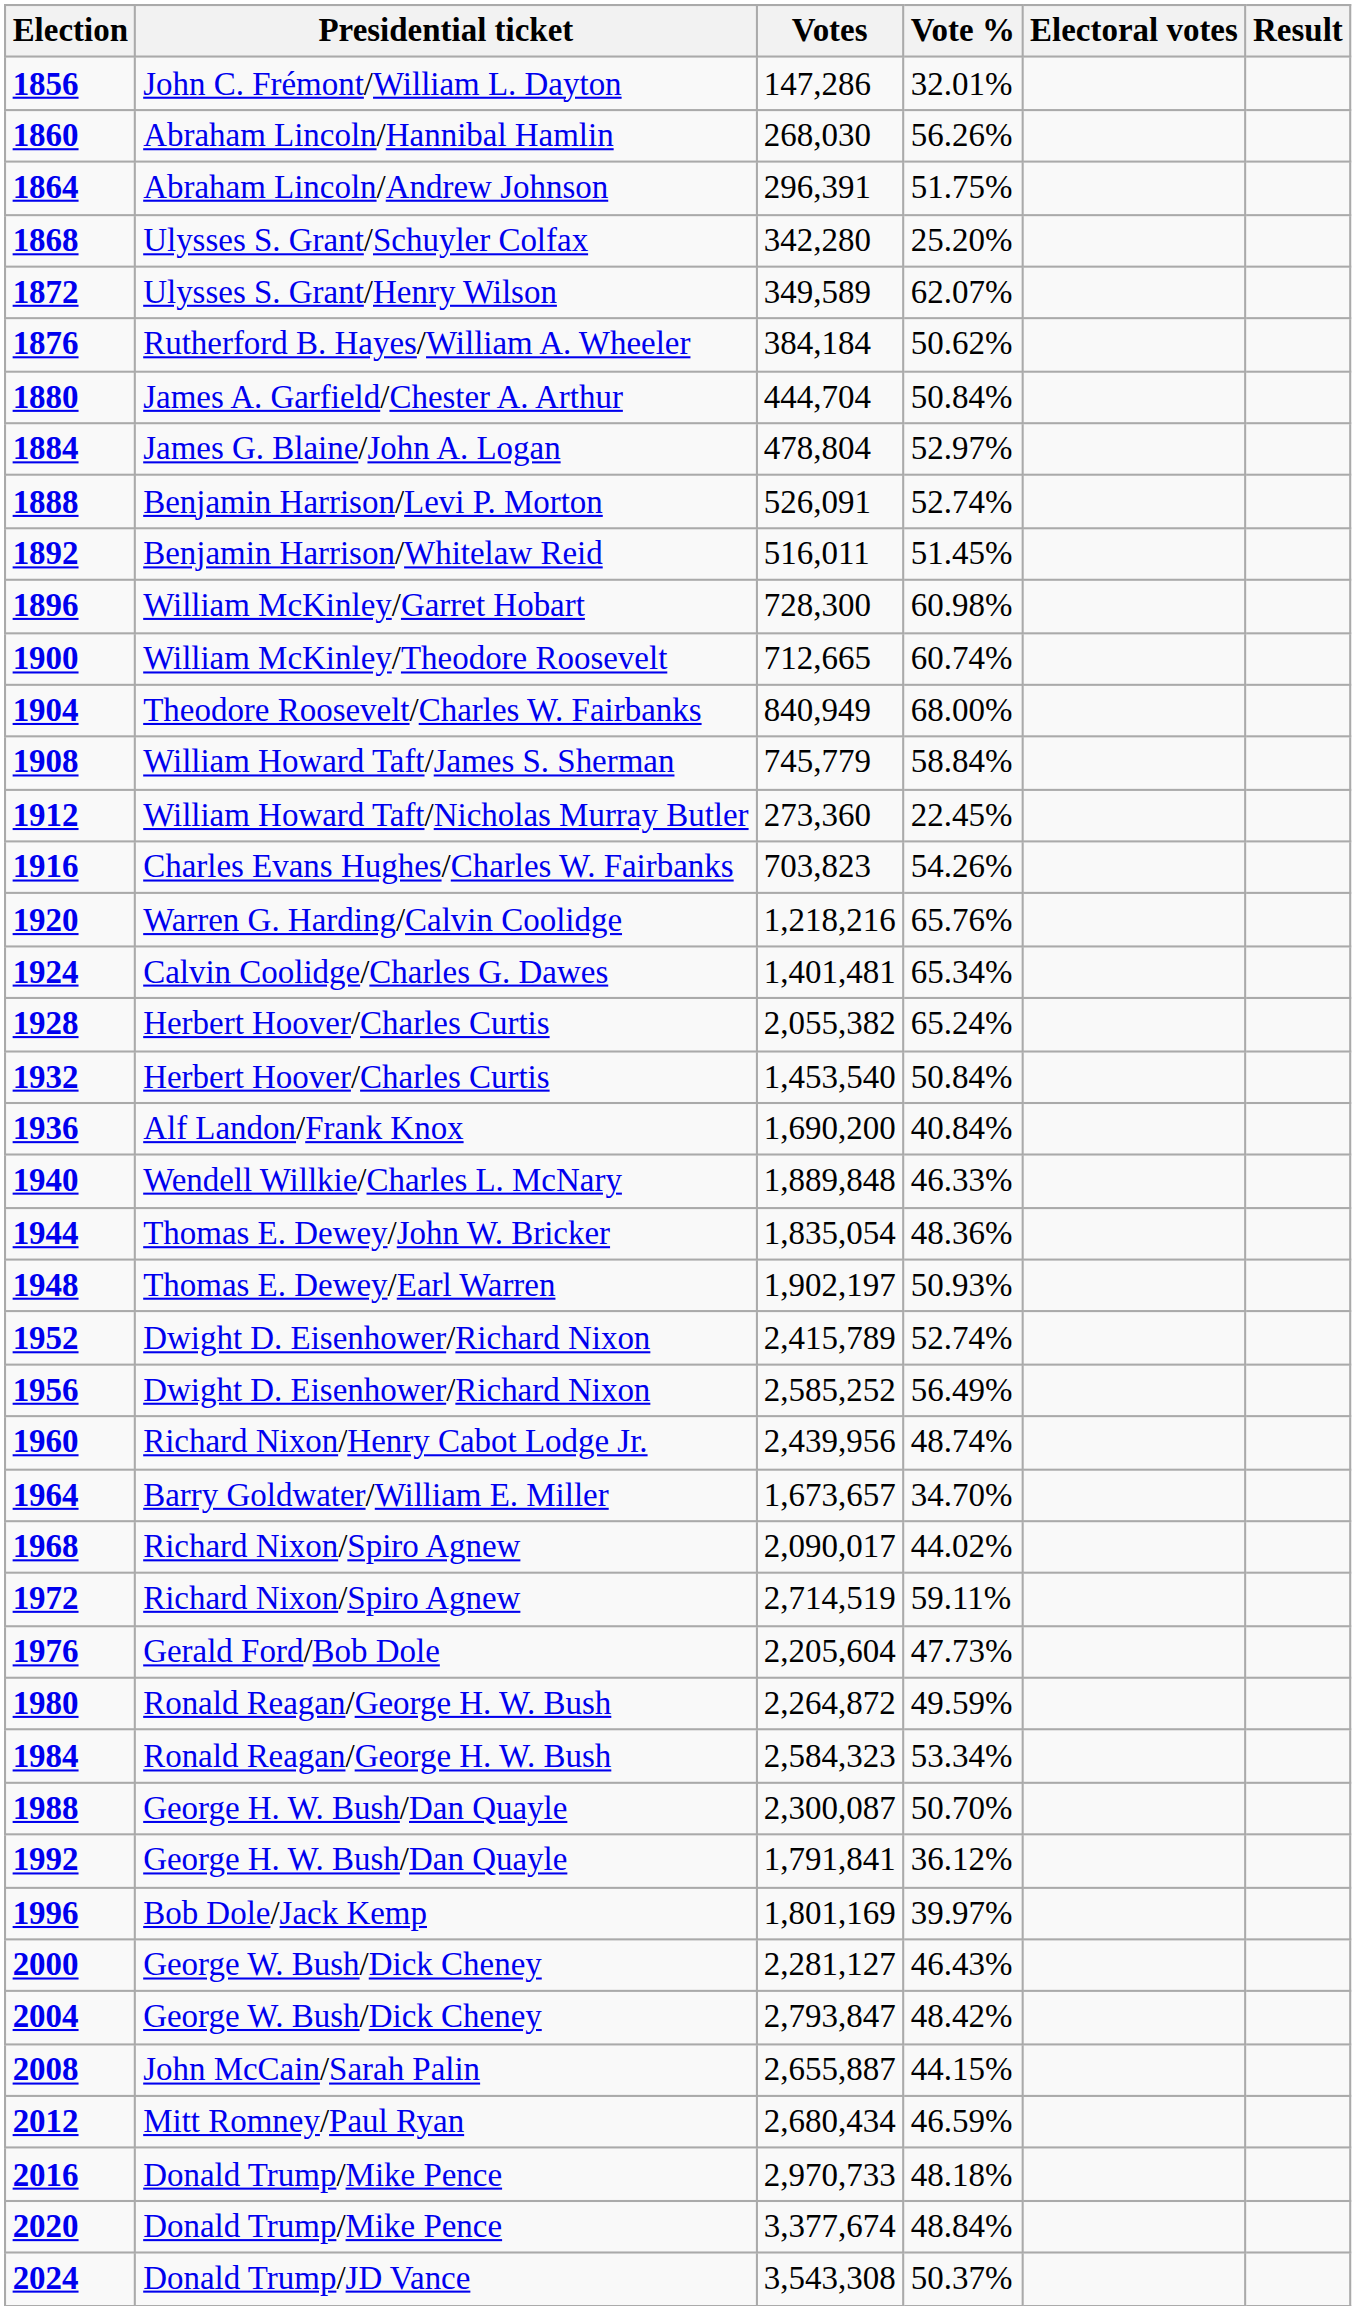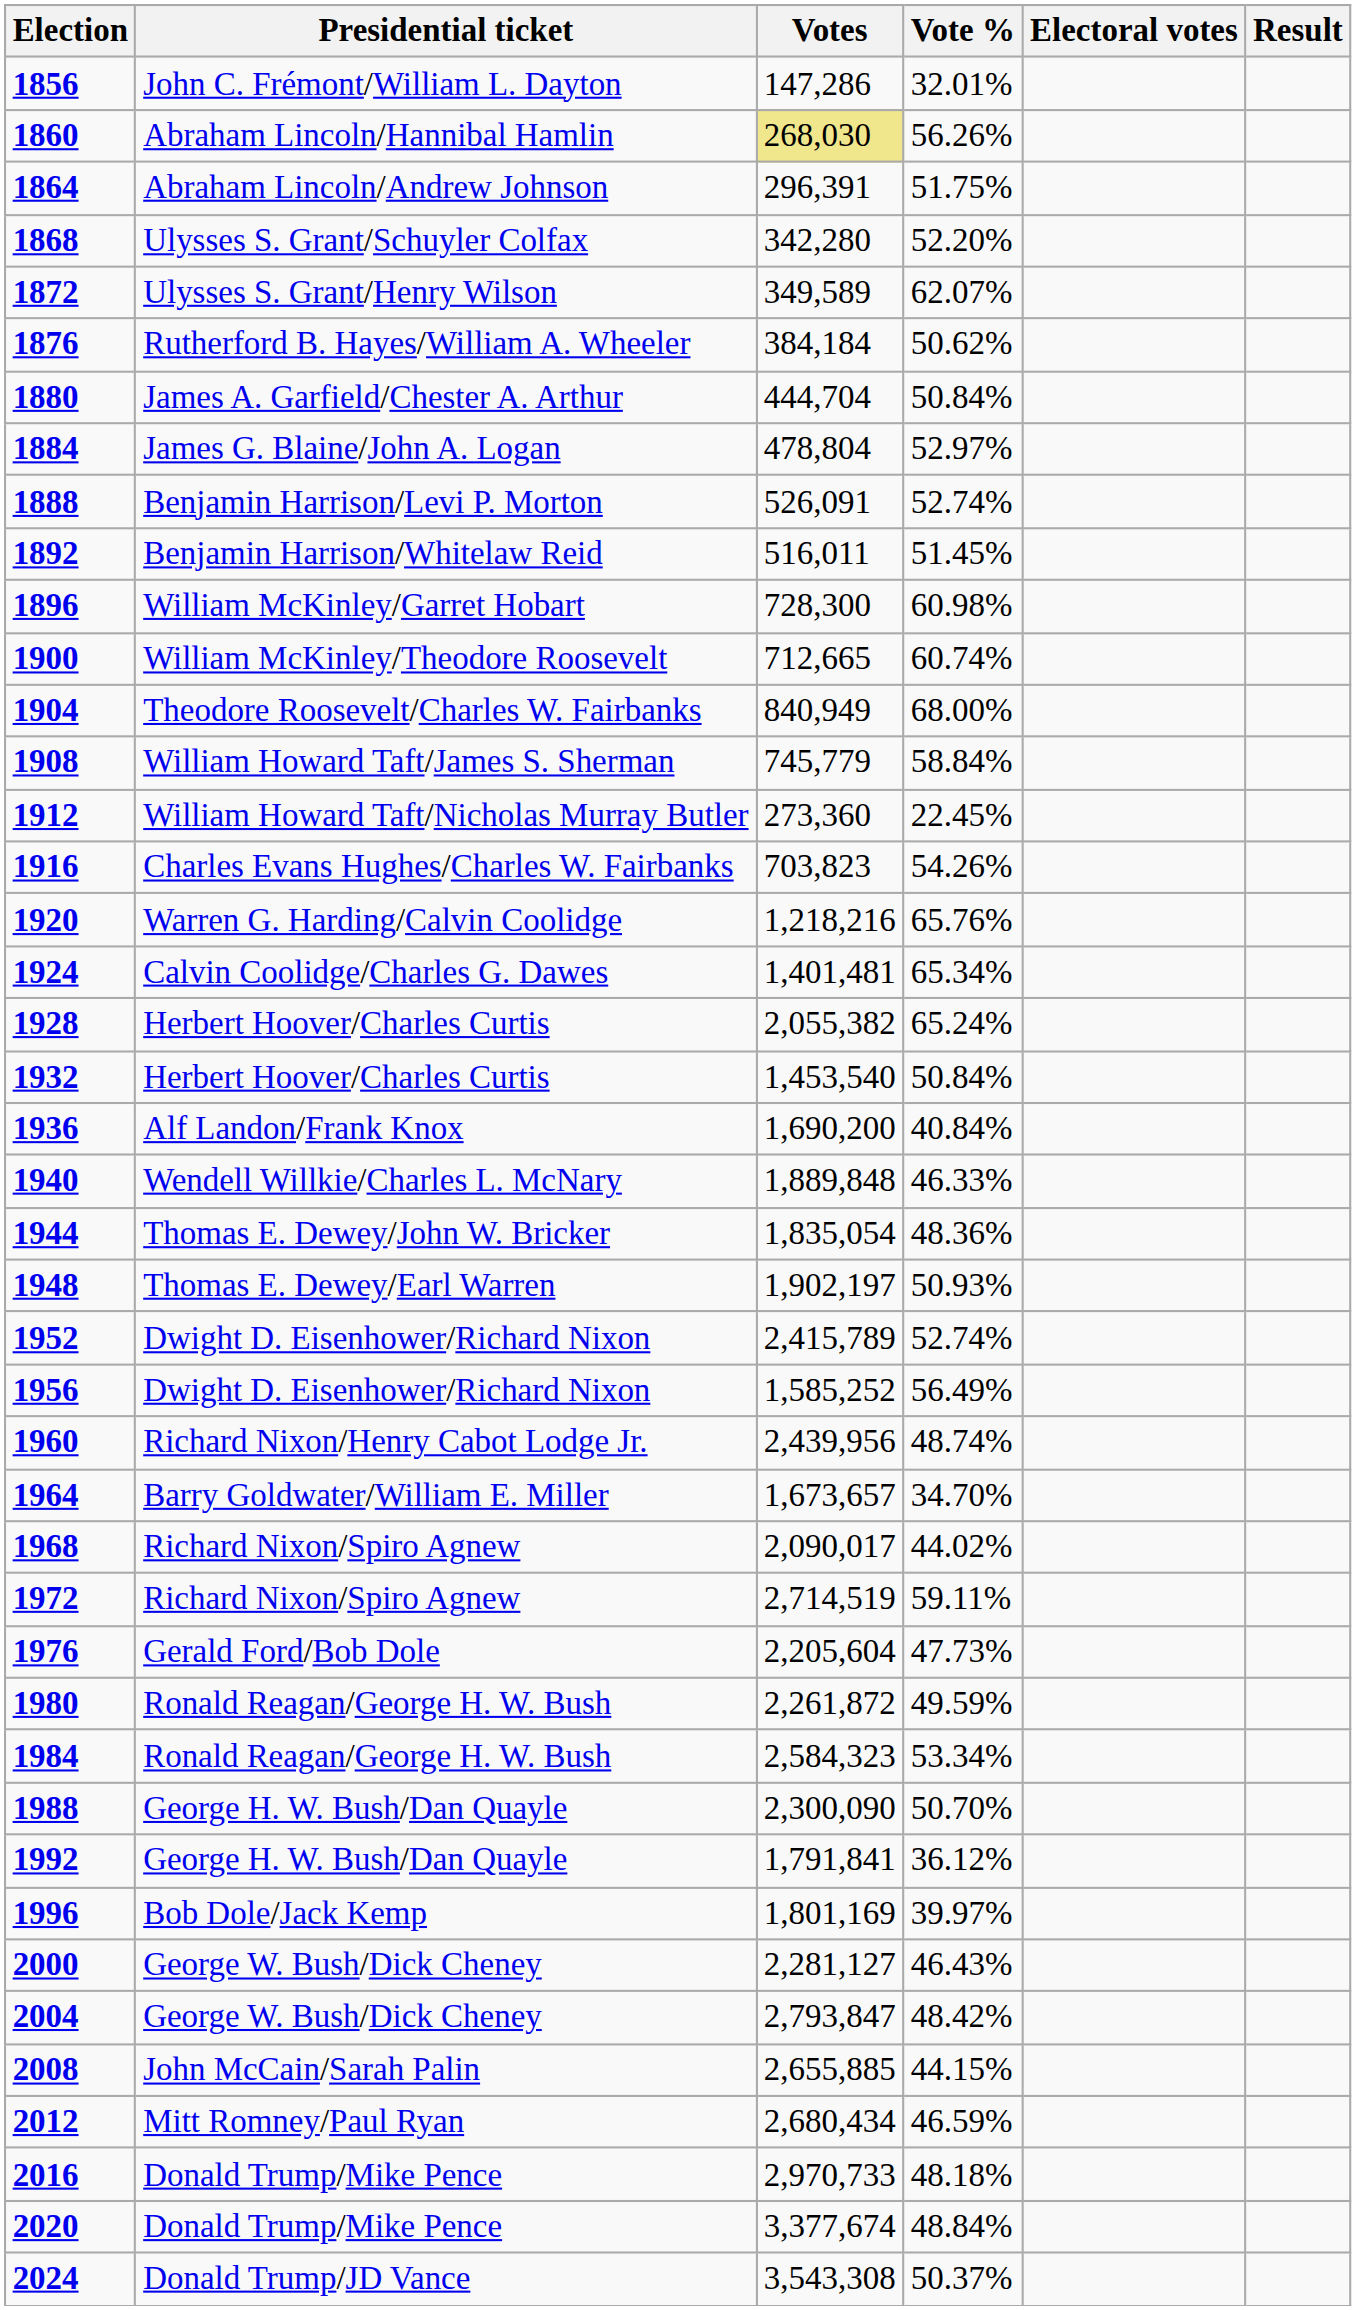(817, 135) no background -> (817, 135) khaki background
(962, 239) 25.20% -> (962, 239) 52.20%
(830, 1389) 2,585,252 -> (830, 1389) 1,585,252
(830, 1703) 2,264,872 -> (830, 1703) 2,261,872
(830, 1807) 2,300,087 -> (830, 1807) 2,300,090
(830, 2069) 2,655,887 -> (830, 2069) 2,655,885
